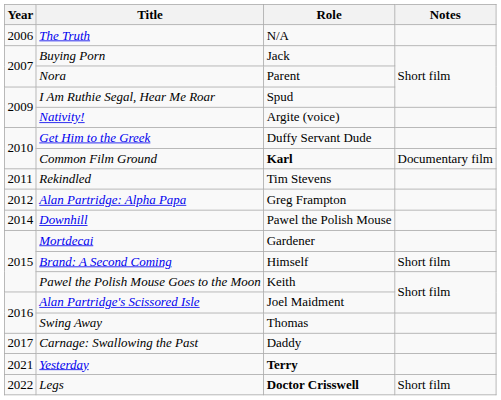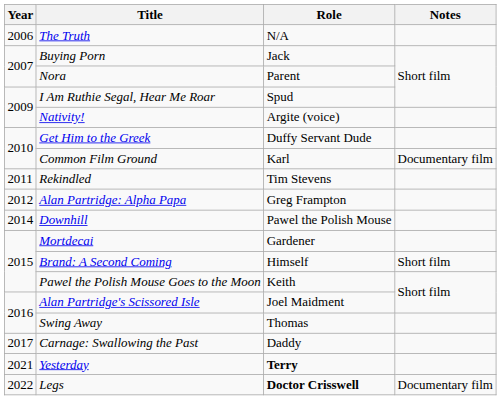(280, 158) bold -> (278, 158) normal
(424, 384) Short film -> (445, 384) Documentary film
